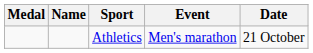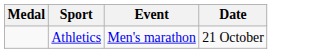- column: (69, 15)
